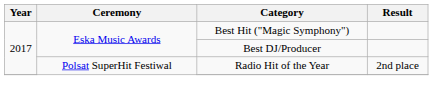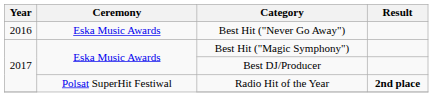+ row: (282, 30)
(398, 65) normal -> (398, 83) bold
